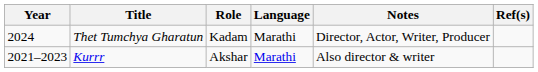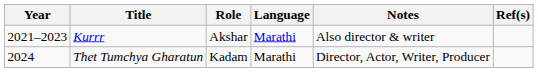rows swapped: (89, 57) <-> (138, 36)
